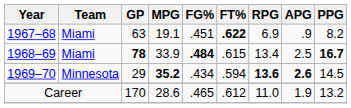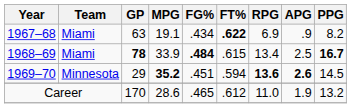(202, 34) .451 -> (202, 34) .434
(202, 74) .434 -> (202, 74) .451
